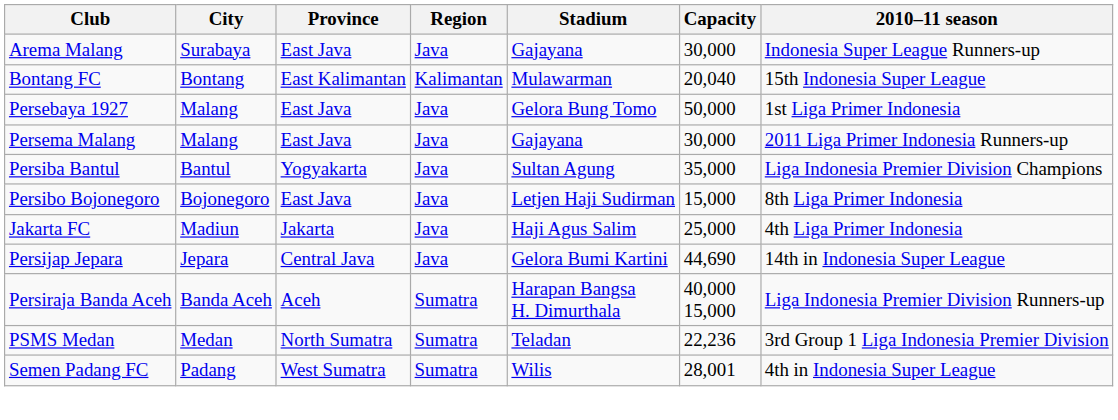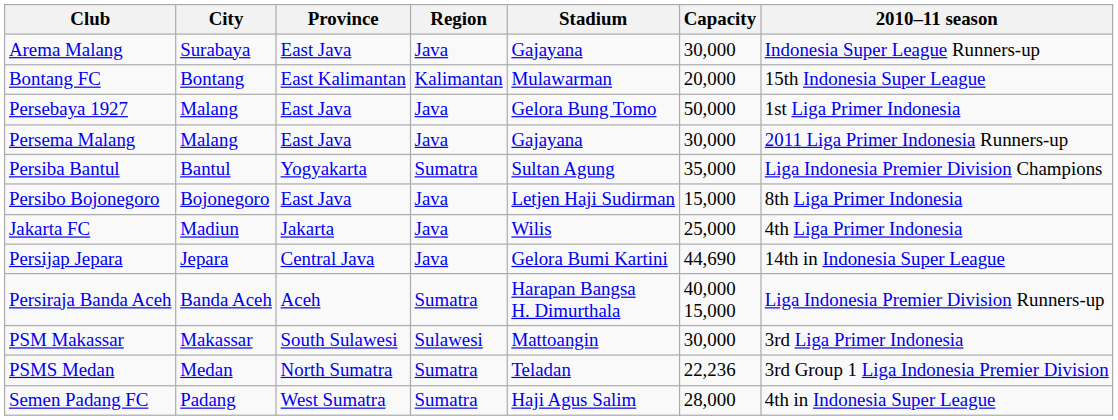(710, 79) 20,040 -> (710, 79) 20,000
(431, 169) Java -> (446, 169) Sumatra
(574, 229) Haji Agus Salim -> (531, 229) Wilis
+ row: (66, 340)
(531, 370) Wilis -> (574, 400) Haji Agus Salim
(710, 370) 28,001 -> (710, 400) 28,000
